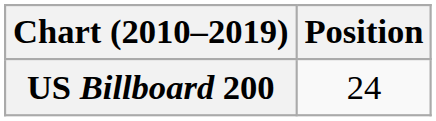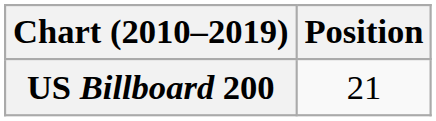(364, 86) 24 -> (364, 86) 21
